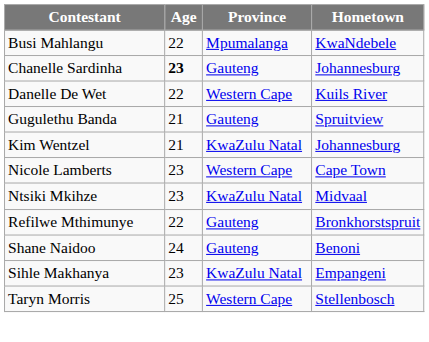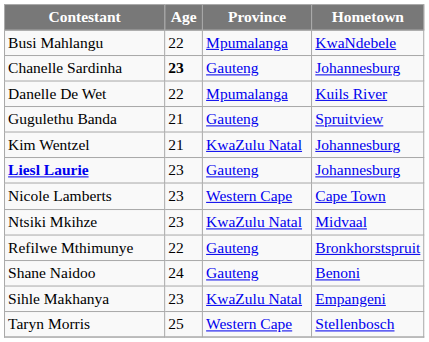(249, 94) Western Cape -> (247, 94) Mpumalanga
+ row: (48, 170)
